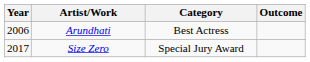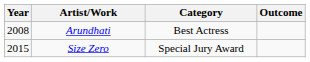(18, 30) 2006 -> (18, 30) 2008
(18, 48) 2017 -> (18, 48) 2015
